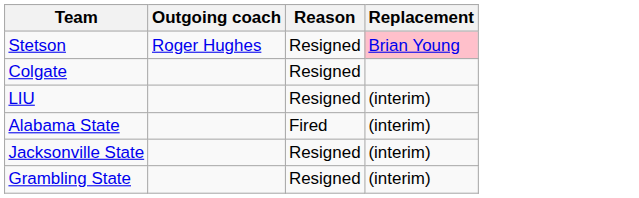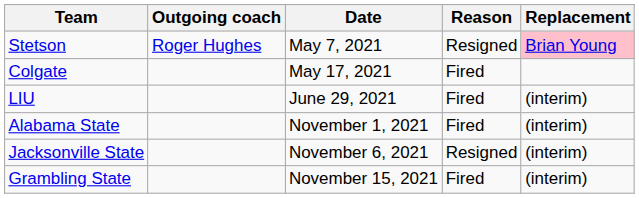+ column: (363, 17)
(325, 71) Resigned -> (465, 71) Fired
(325, 98) Resigned -> (465, 98) Fired
(325, 179) Resigned -> (465, 179) Fired
